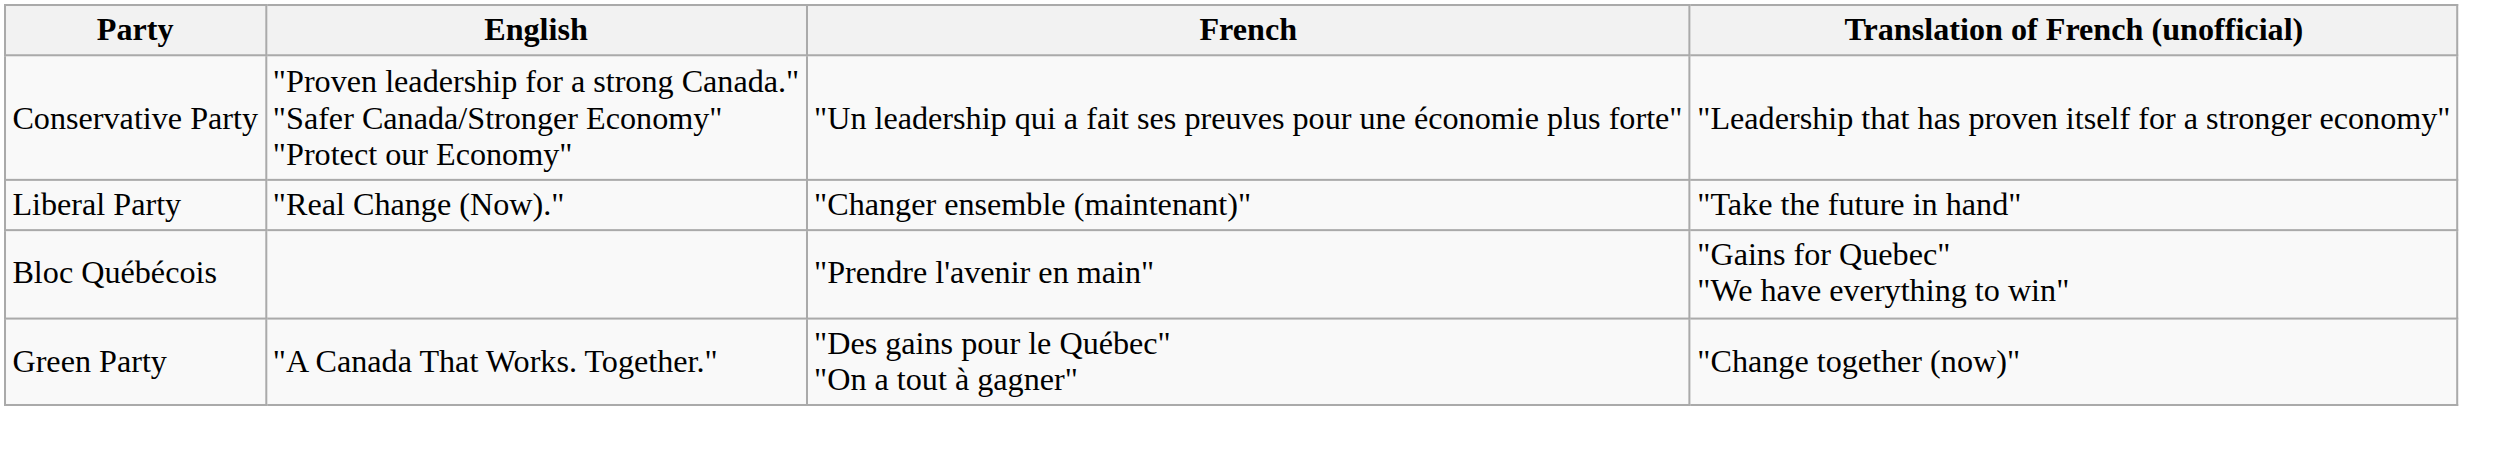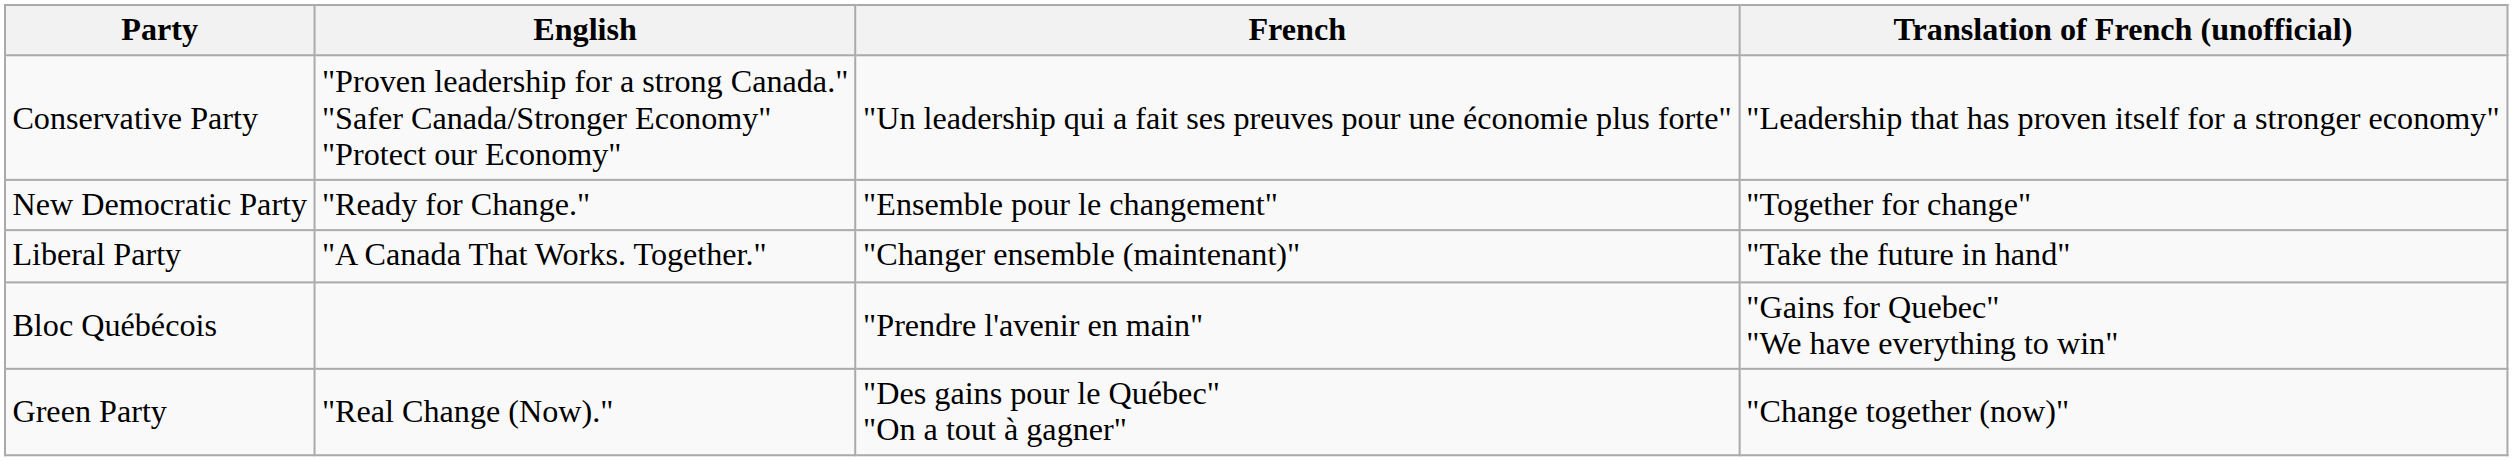+ row: (160, 204)
(419, 204) "Real Change (Now)." -> (544, 255) "A Canada That Works. Together."
(495, 360) "A Canada That Works. Together." -> (468, 411) "Real Change (Now)."
